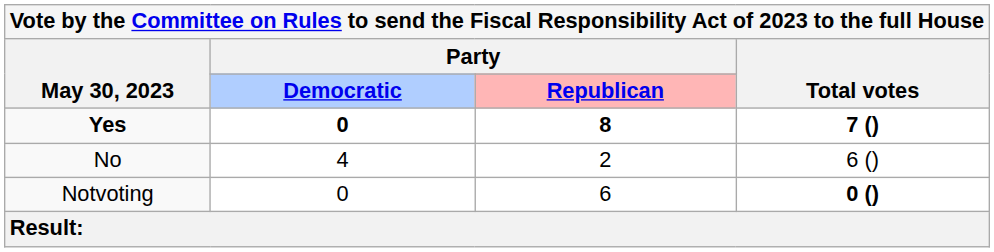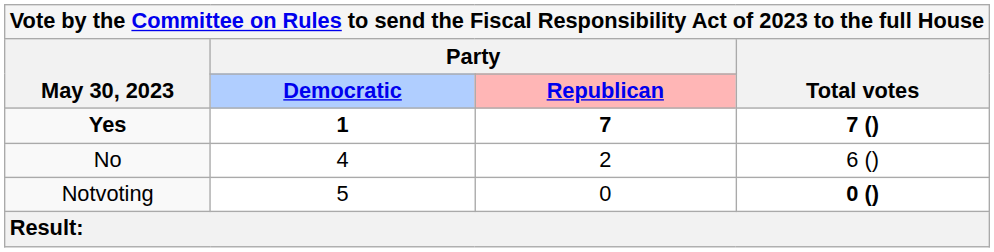(343, 125) 0 -> (343, 125) 1
(605, 125) 8 -> (605, 125) 7
(343, 194) 0 -> (343, 194) 5
(605, 194) 6 -> (605, 194) 0
